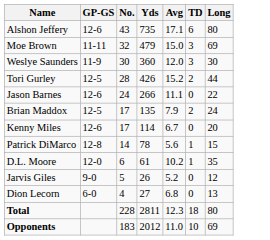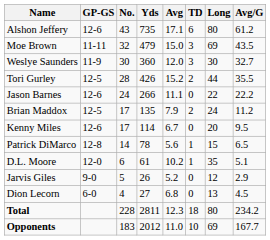+ column: (249, 12)
